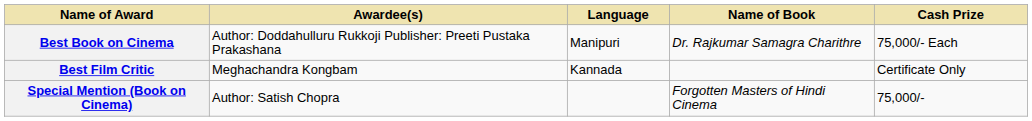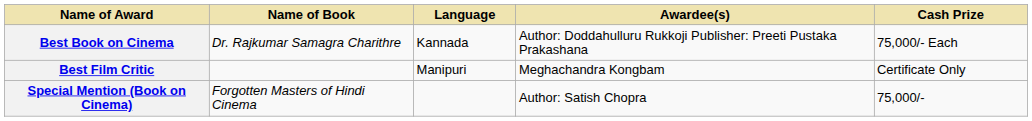columns swapped: (772, 14) <-> (388, 14)
(595, 42) Manipuri -> (443, 42) Kannada
(596, 70) Kannada -> (441, 70) Manipuri
